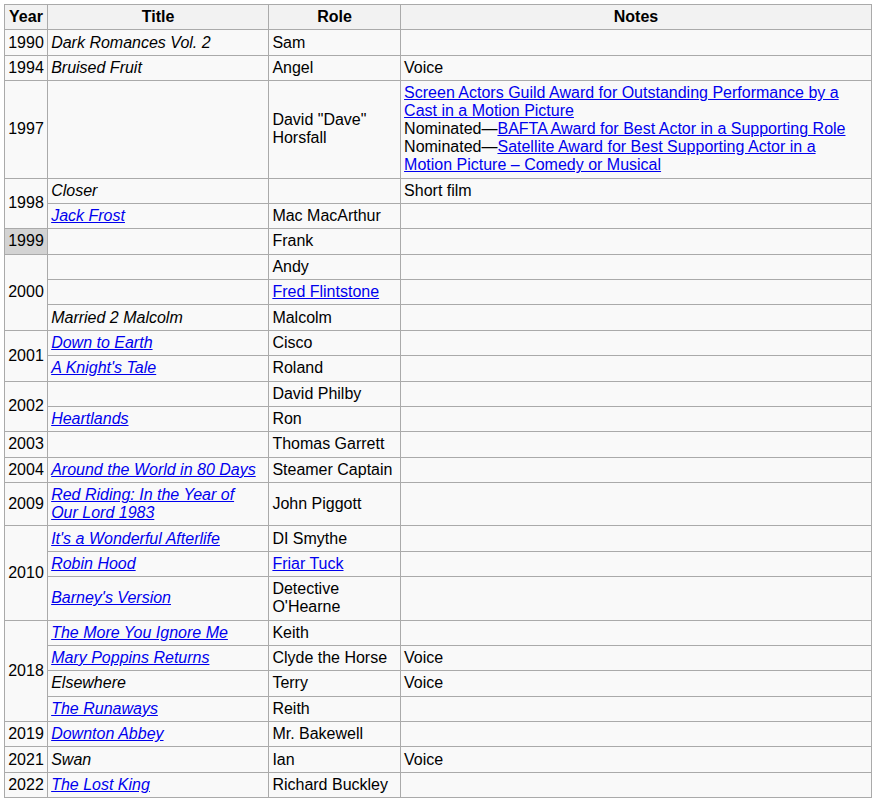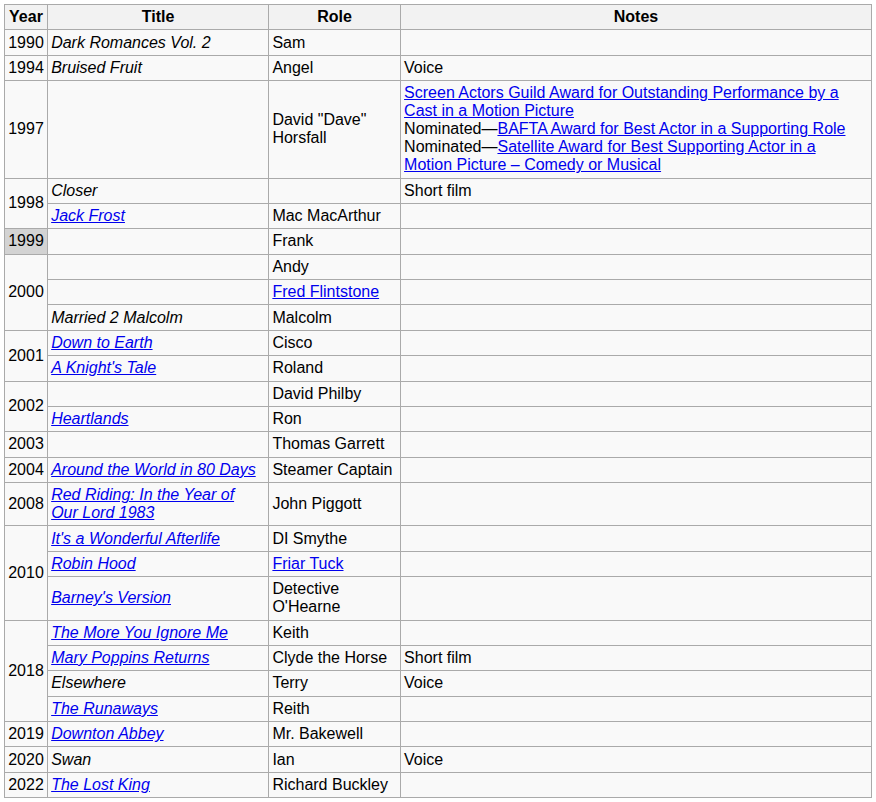(26, 504) 2009 -> (26, 504) 2008
(424, 658) Voice -> (438, 658) Short film
(26, 759) 2021 -> (26, 759) 2020
